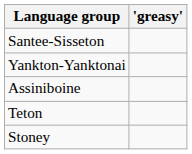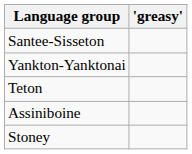rows swapped: (25, 112) <-> (44, 88)
